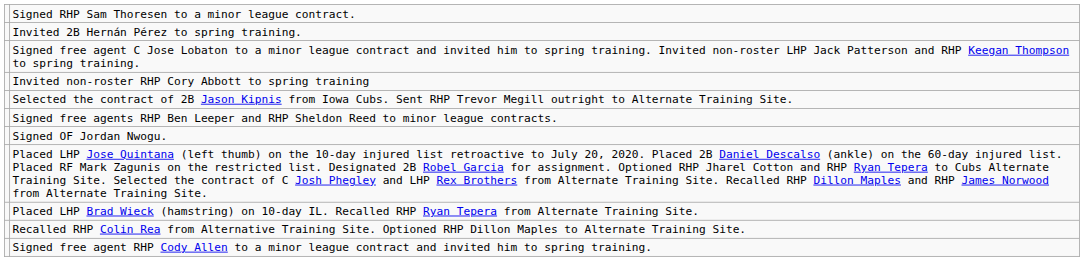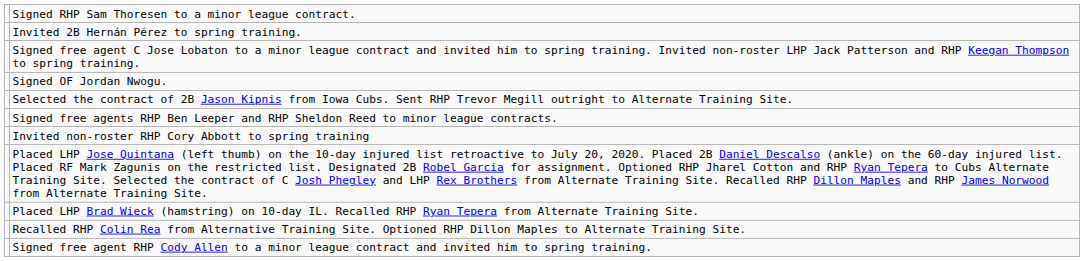rows swapped: (191, 81) <-> (90, 136)
